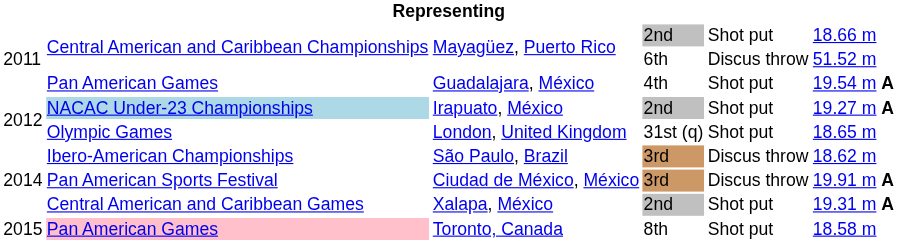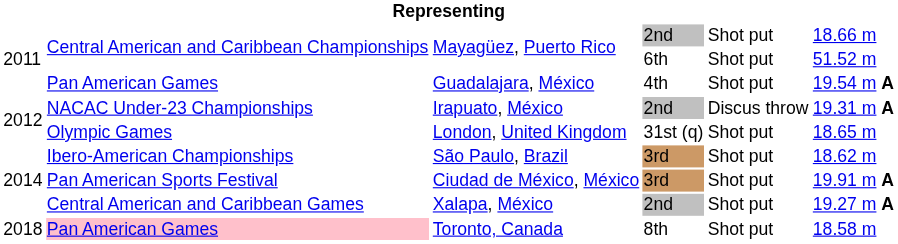(758, 59) Discus throw -> (740, 59) Shot put
(180, 107) lightblue background -> (180, 107) no background
(740, 107) Shot put -> (758, 107) Discus throw
(853, 107) 19.27 m A -> (853, 107) 19.31 m A
(758, 156) Discus throw -> (740, 156) Shot put
(758, 180) Discus throw -> (740, 180) Shot put
(853, 204) 19.31 m A -> (853, 204) 19.27 m A
(23, 228) 2015 -> (23, 228) 2018
